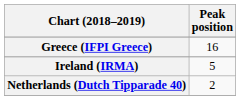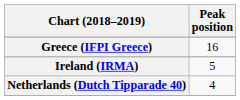(212, 85) 2 -> (212, 85) 4
